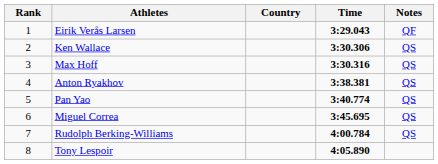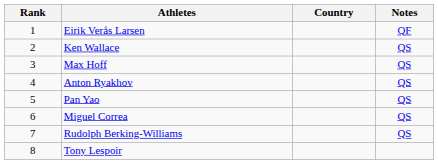- column: (350, 13)
